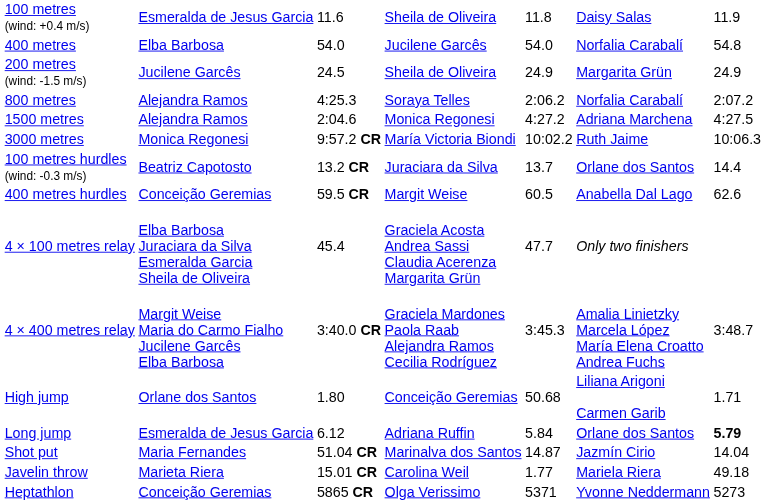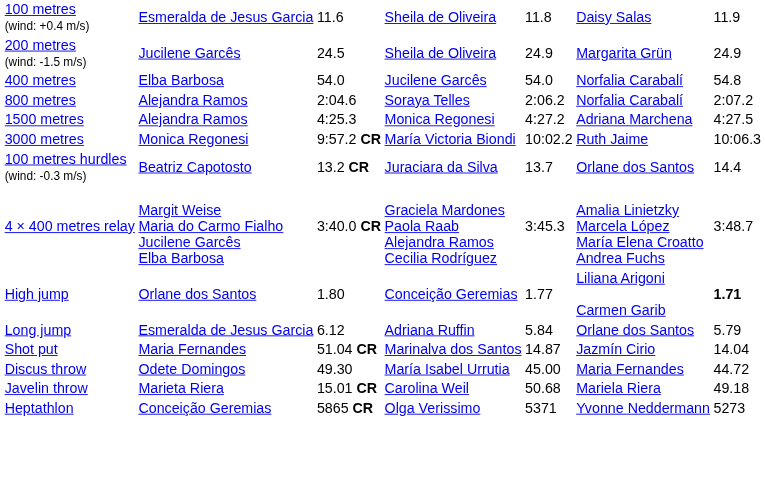rows swapped: (46, 72) <-> (40, 45)
(337, 100) 4:25.3 -> (337, 100) 2:04.6
(337, 120) 2:04.6 -> (337, 120) 4:25.3
- row: (66, 194)
- row: (70, 246)
(543, 397) 50.68 -> (539, 294) 1.77
(727, 397) normal -> (727, 294) bold
(727, 433) bold -> (727, 330) normal
+ row: (45, 369)
(539, 472) 1.77 -> (543, 388) 50.68
